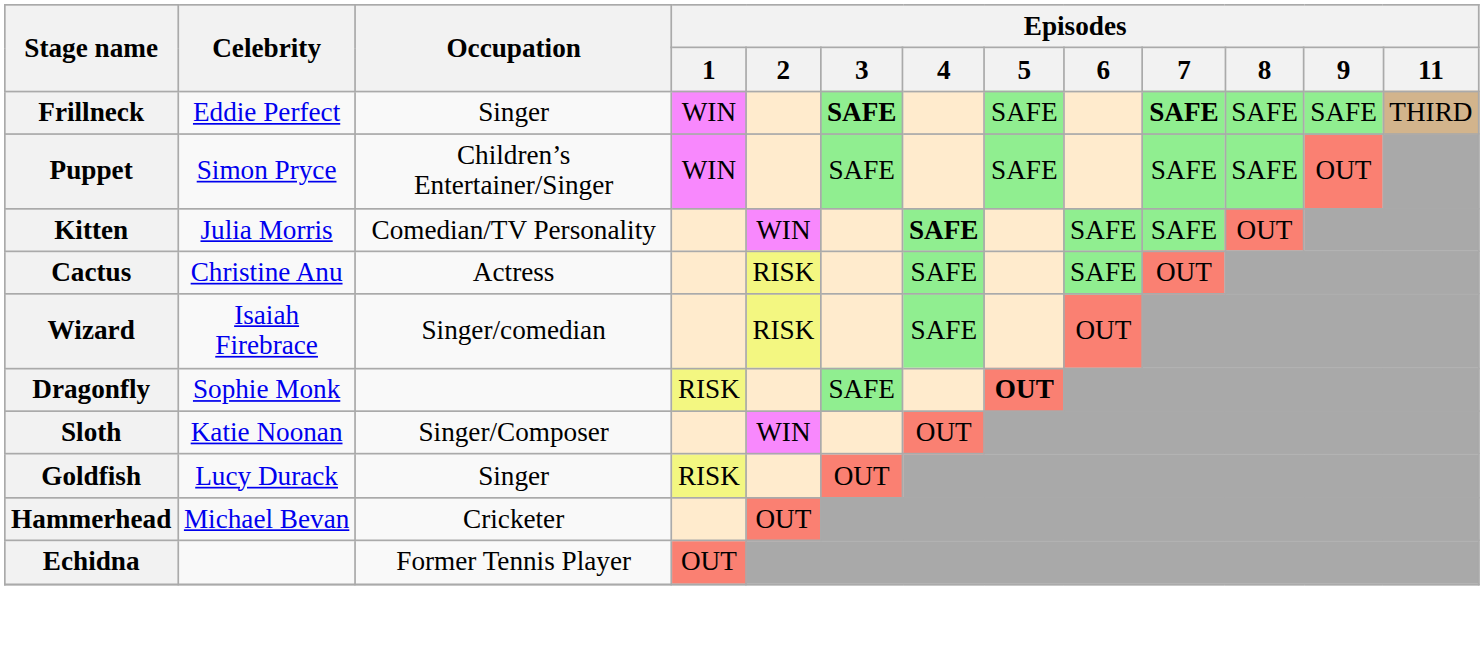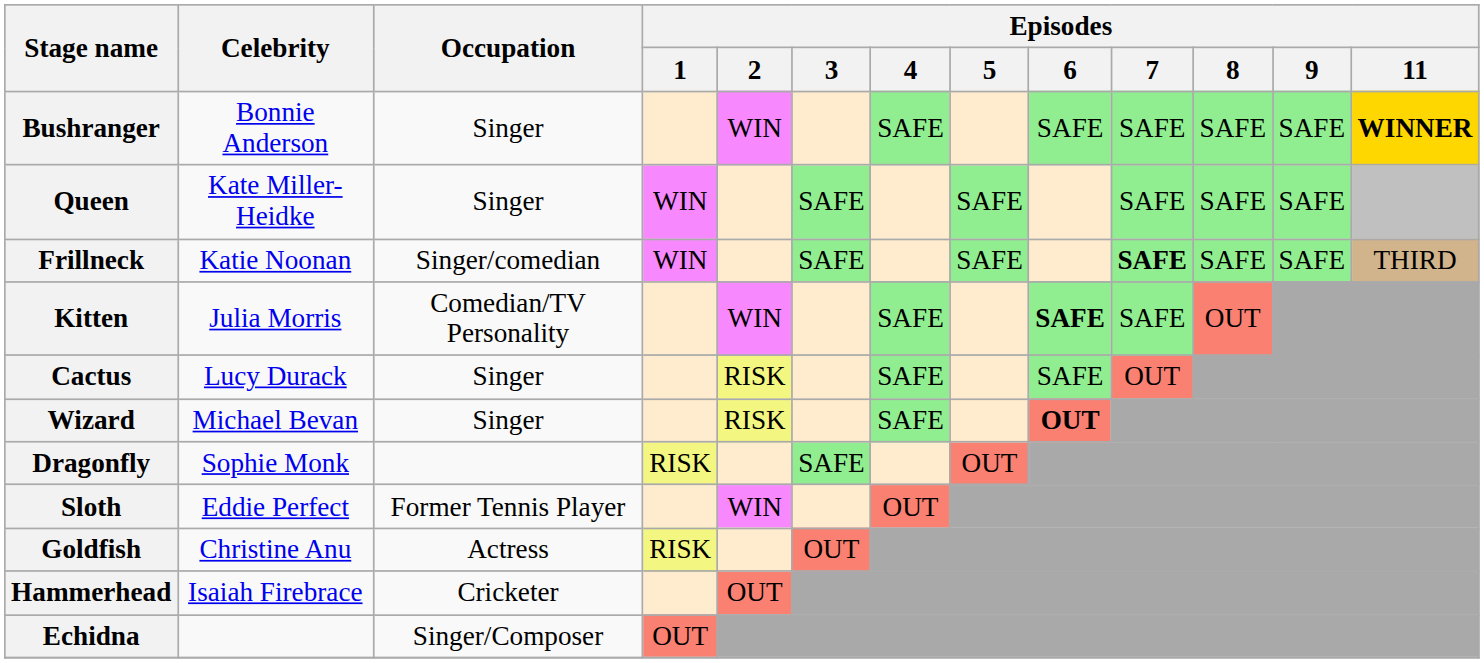+ row: (91, 127)
+ row: (91, 201)
(267, 112) Eddie Perfect -> (275, 259) Katie Noonan
(514, 112) Singer -> (508, 259) Singer/comedian
(862, 112) bold -> (831, 259) normal
- row: (91, 170)
(944, 229) bold -> (910, 318) normal
(1103, 229) normal -> (1070, 318) bold
(267, 272) Christine Anu -> (275, 376) Lucy Durack
(514, 272) Actress -> (508, 376) Singer
(267, 330) Isaiah Firebrace -> (275, 419) Michael Bevan
(514, 330) Singer/comedian -> (508, 419) Singer
(1103, 330) normal -> (1070, 419) bold
(1024, 389) bold -> (990, 462) normal
(267, 432) Katie Noonan -> (275, 506) Eddie Perfect
(514, 432) Singer/Composer -> (508, 506) Former Tennis Player
(267, 475) Lucy Durack -> (275, 549) Christine Anu
(514, 475) Singer -> (508, 549) Actress
(267, 518) Michael Bevan -> (275, 592) Isaiah Firebrace
(514, 561) Former Tennis Player -> (508, 635) Singer/Composer
